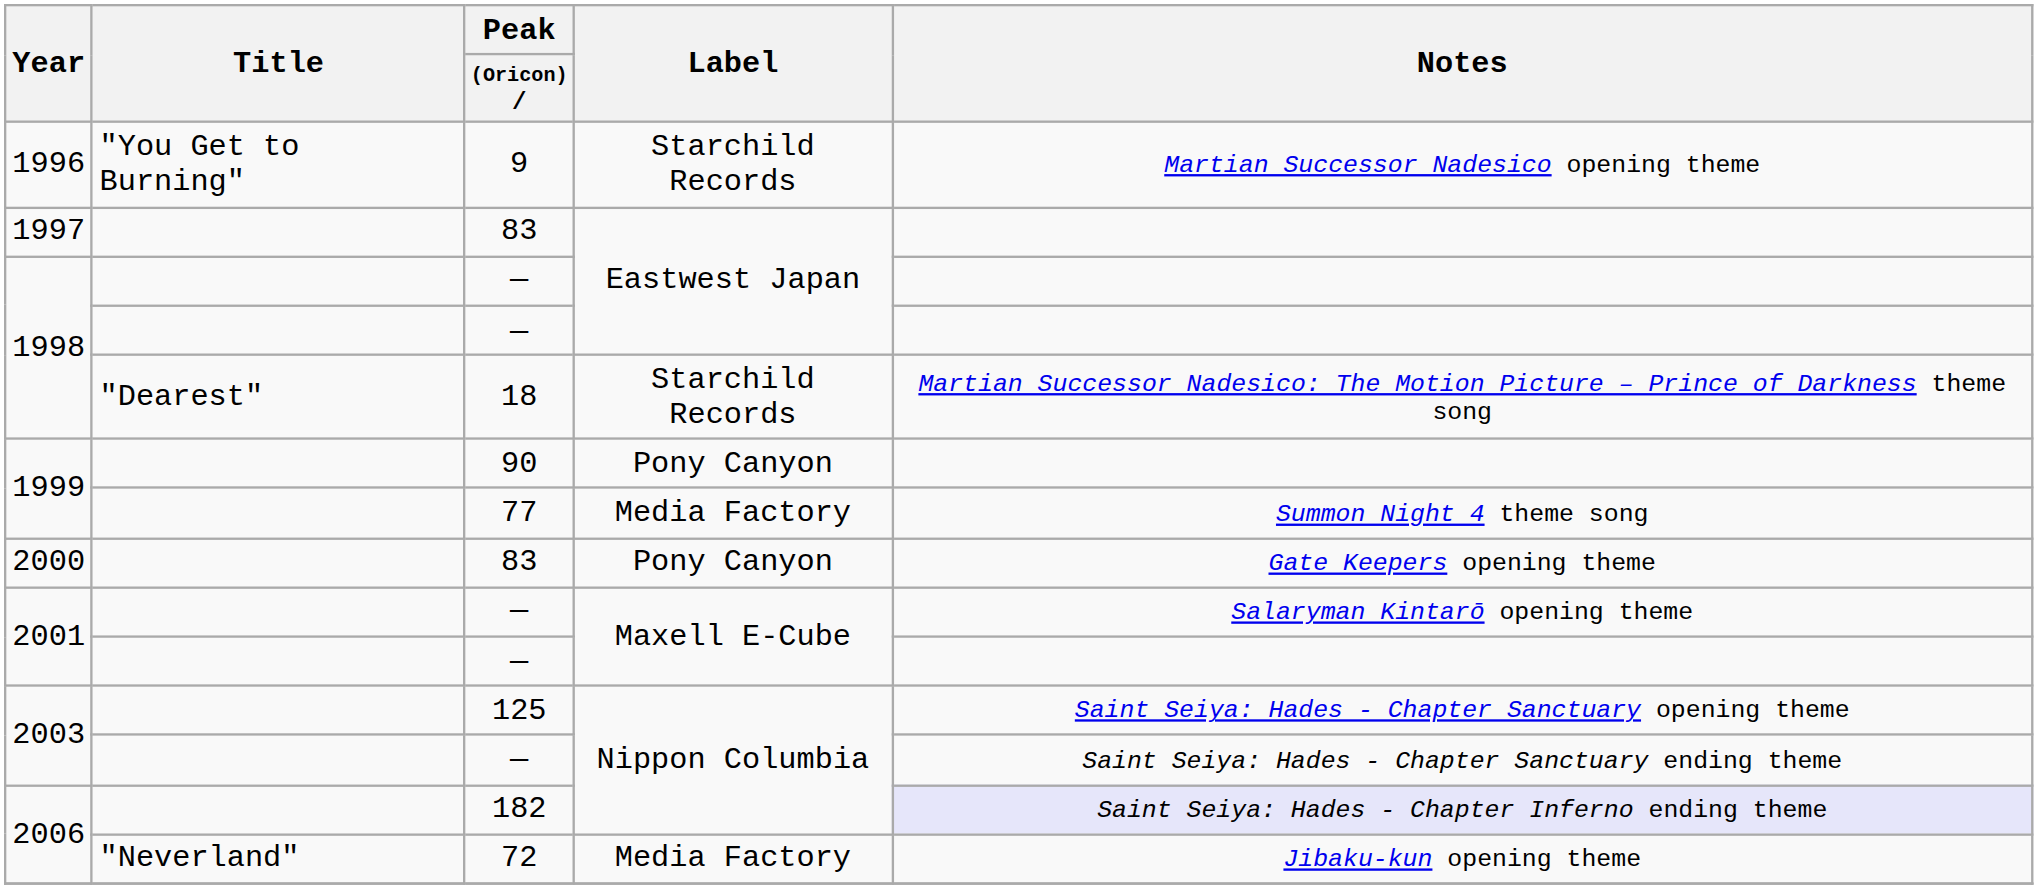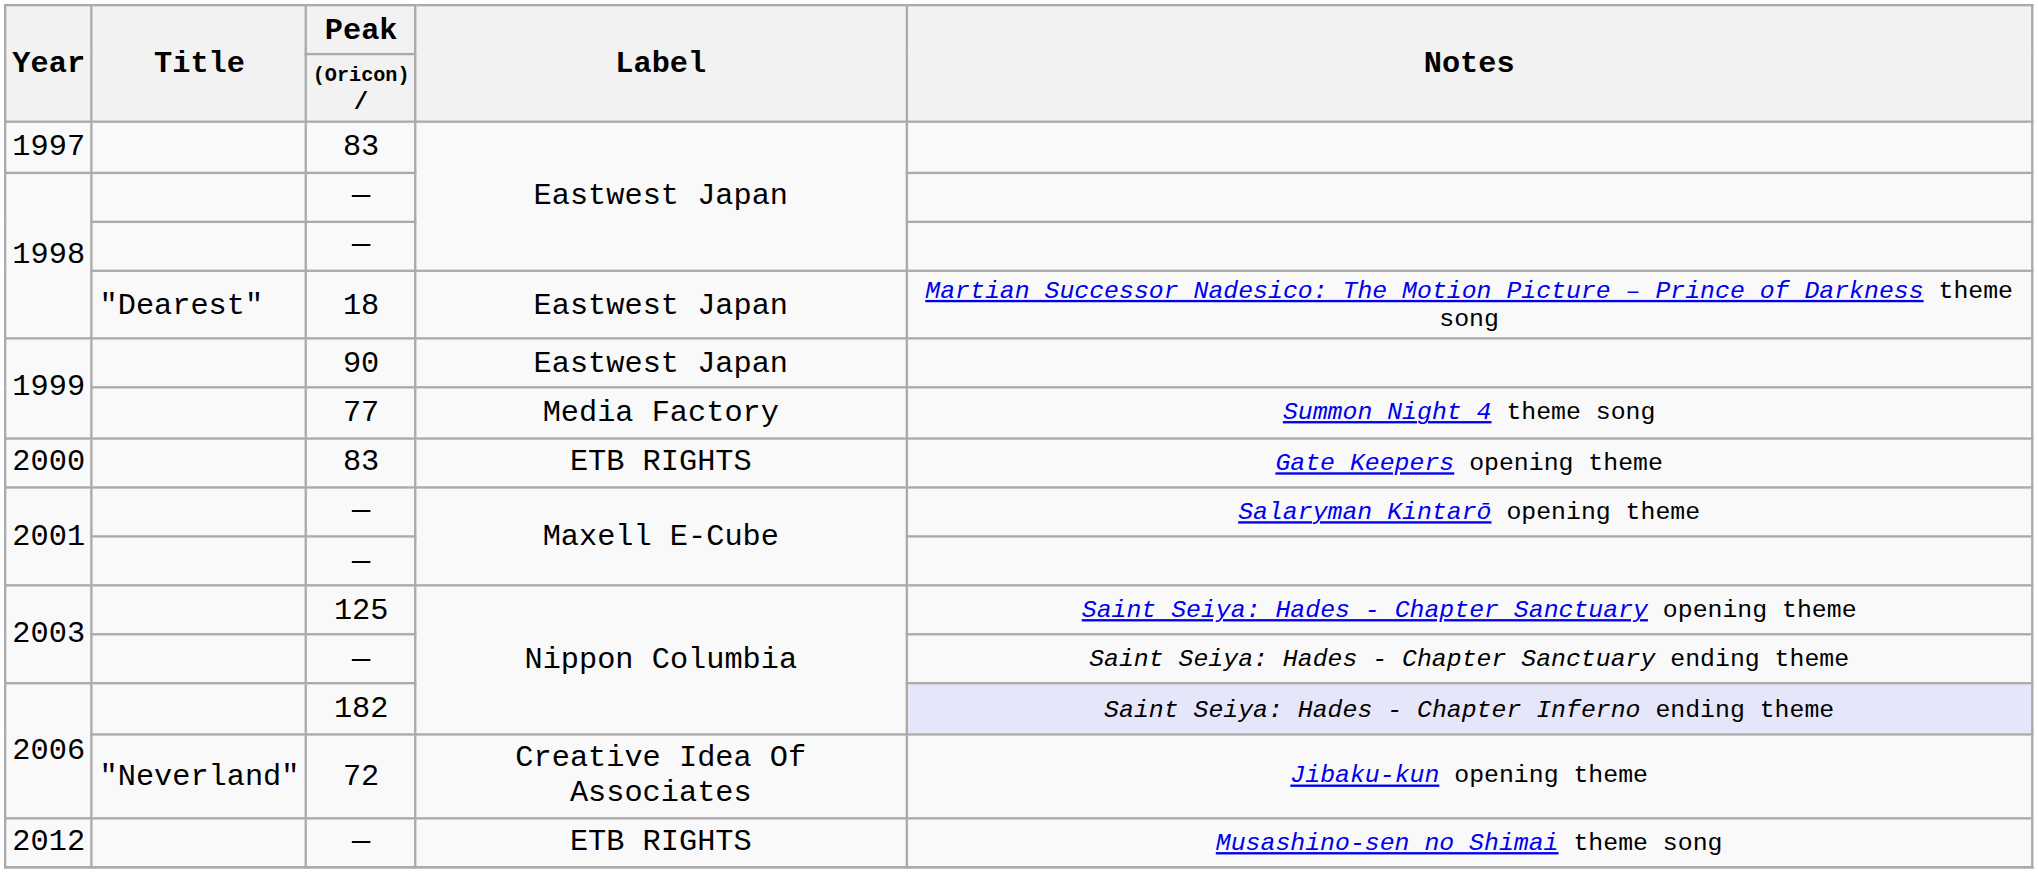- row: (49, 165)
(733, 397) Starchild Records -> (661, 305) Eastwest Japan
(733, 464) Pony Canyon -> (661, 363) Eastwest Japan
(733, 563) Pony Canyon -> (661, 462) ETB RIGHTS
(733, 859) Media Factory -> (661, 776) Creative Idea Of Associates
+ row: (49, 843)
